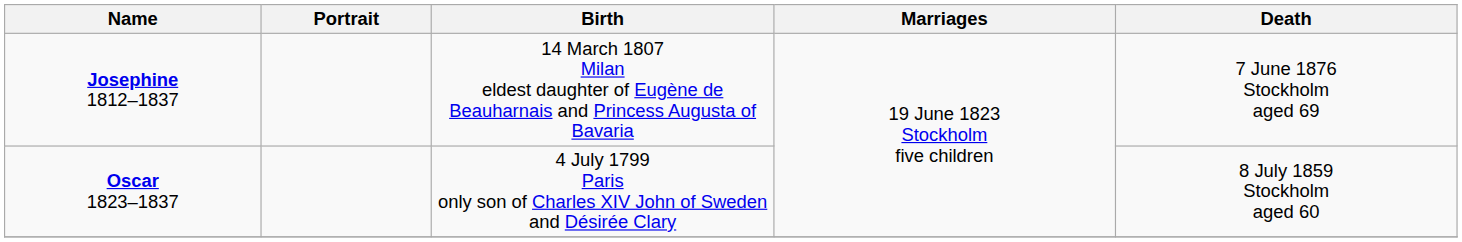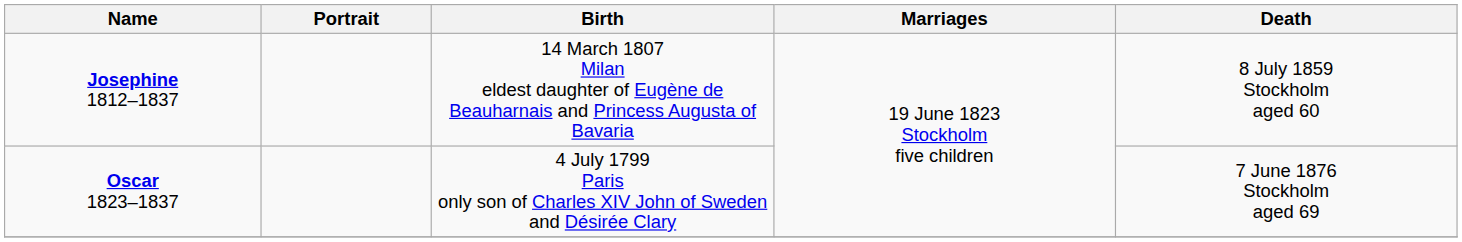(1286, 89) 7 June 1876 Stockholm aged 69 -> (1286, 89) 8 July 1859 Stockholm aged 60
(1286, 191) 8 July 1859 Stockholm aged 60 -> (1286, 191) 7 June 1876 Stockholm aged 69
